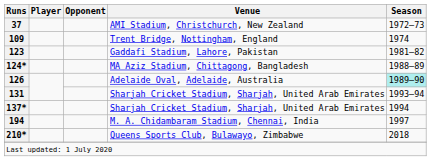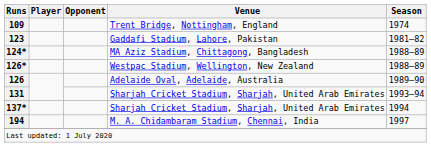- row: (17, 25)
+ row: (17, 66)
(407, 80) paleturquoise background -> (407, 80) no background
- row: (17, 135)
